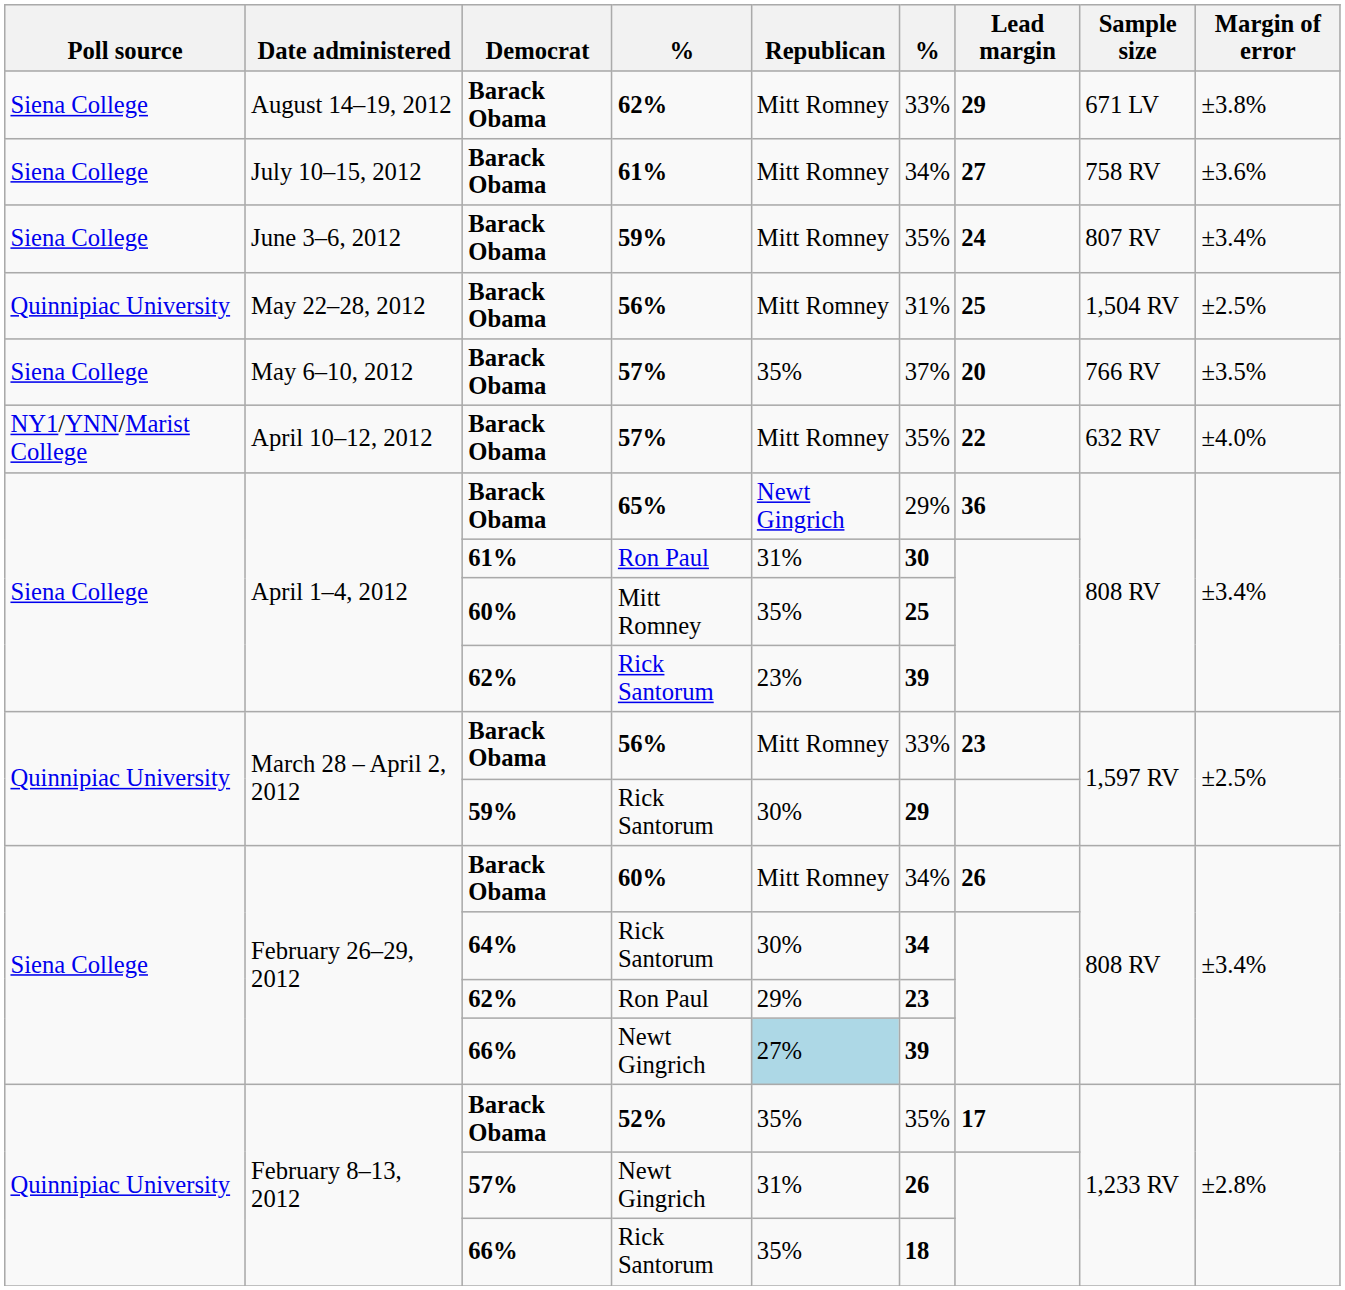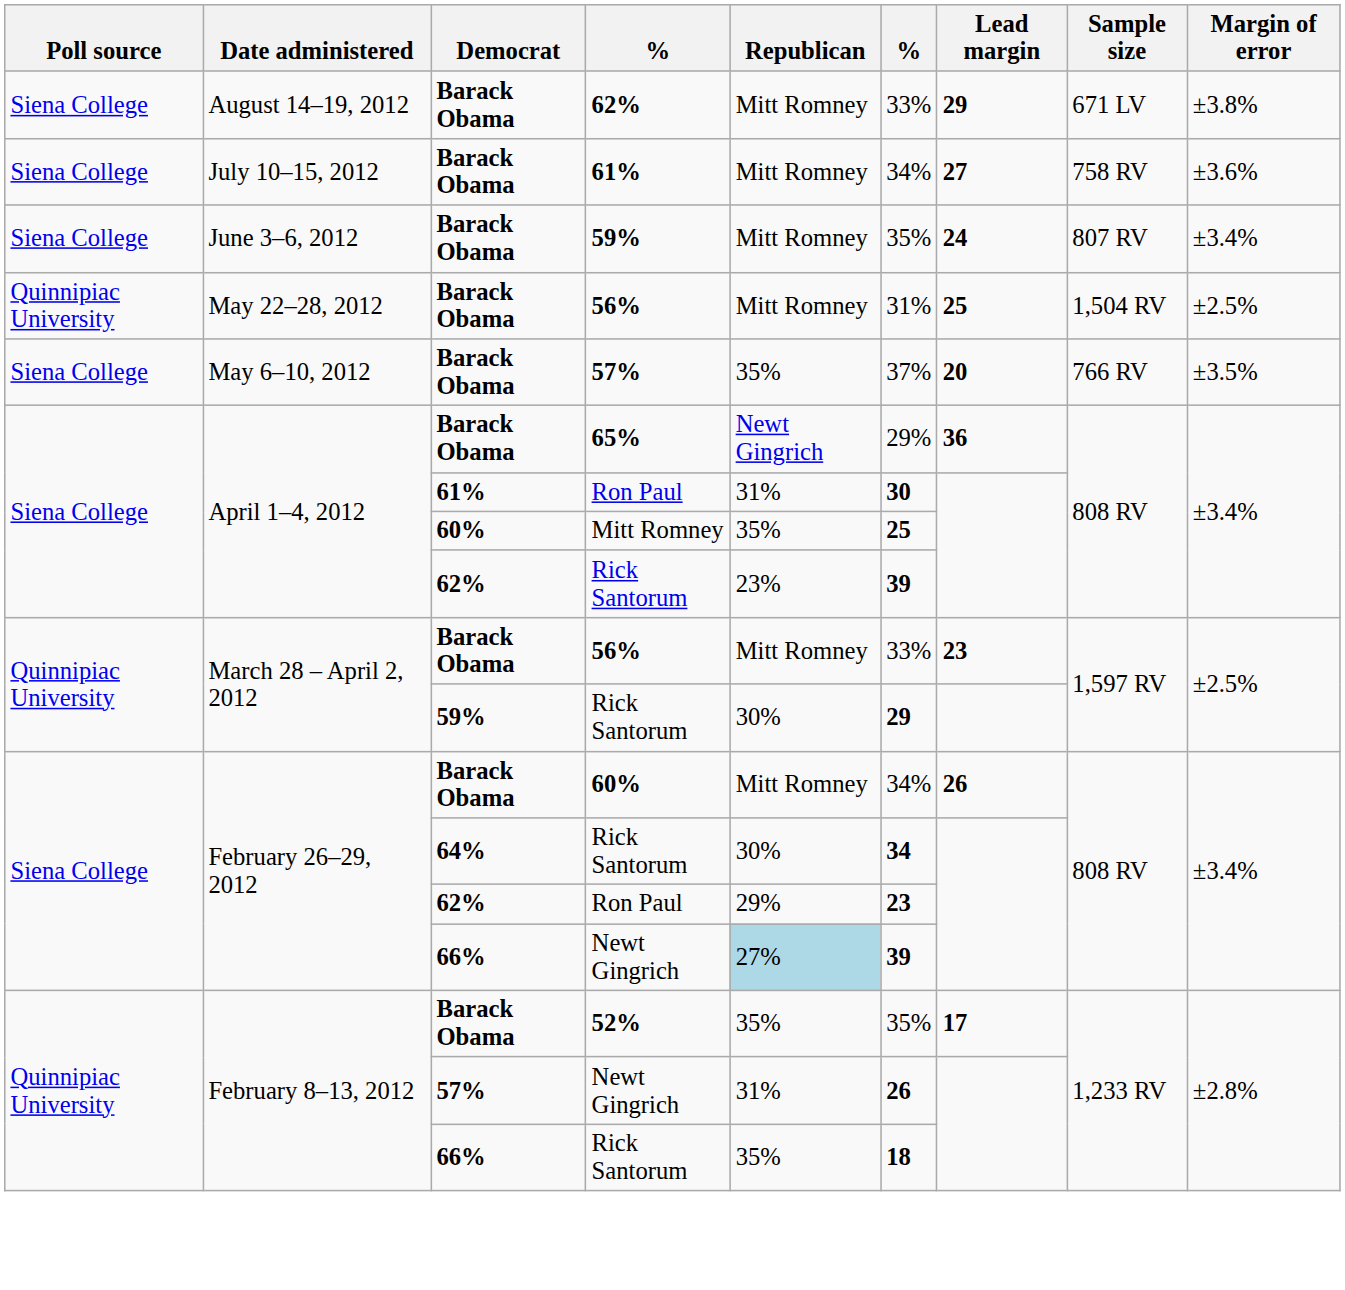- row: (342, 438)
